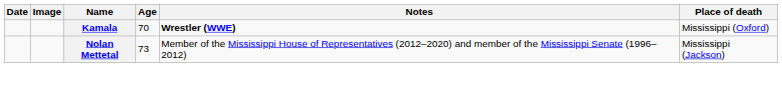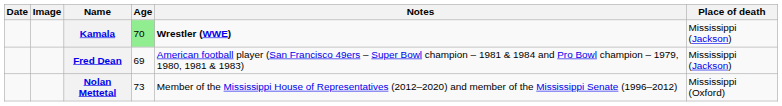(143, 28) no background -> (139, 33) lightgreen background
(725, 28) Mississippi (Oxford) -> (713, 33) Mississippi (Jackson)
+ row: (97, 60)
(706, 49) Mississippi (Jackson) -> (713, 87) Mississippi (Oxford)
